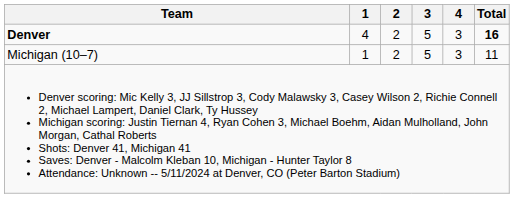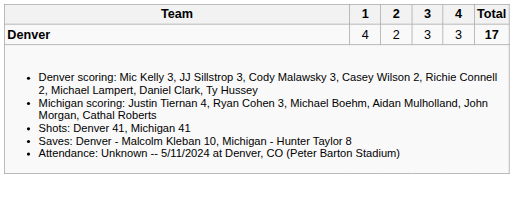(427, 34) 5 -> (427, 34) 3
(492, 34) 16 -> (492, 34) 17
- row: (53, 54)
